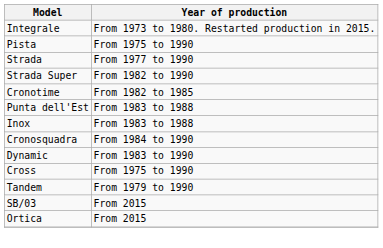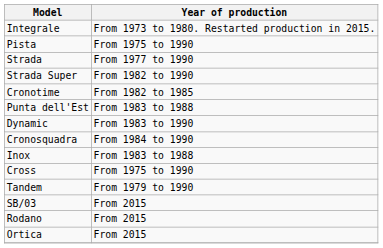rows swapped: (27, 155) <-> (18, 124)
+ row: (24, 219)
